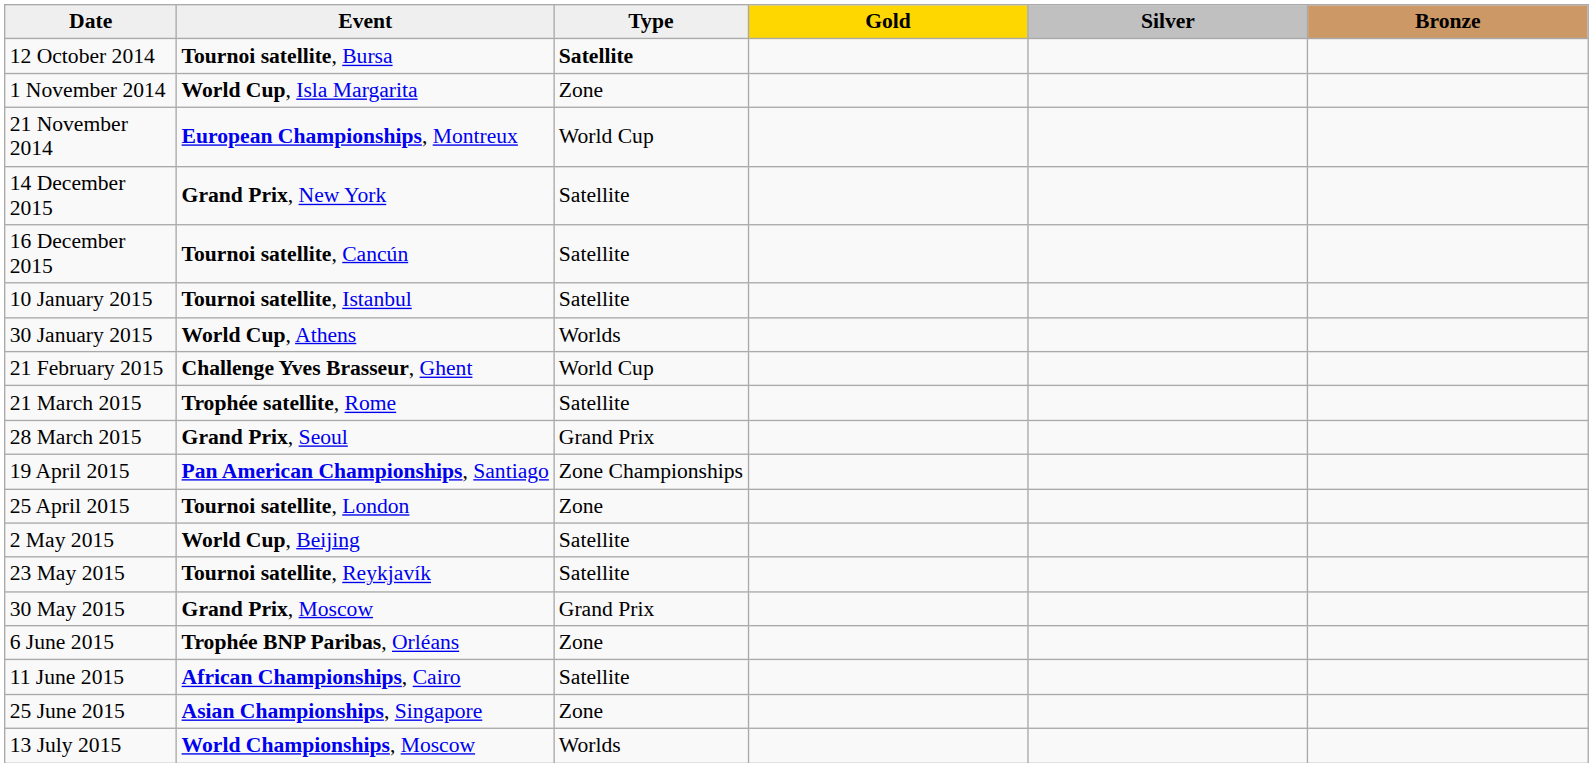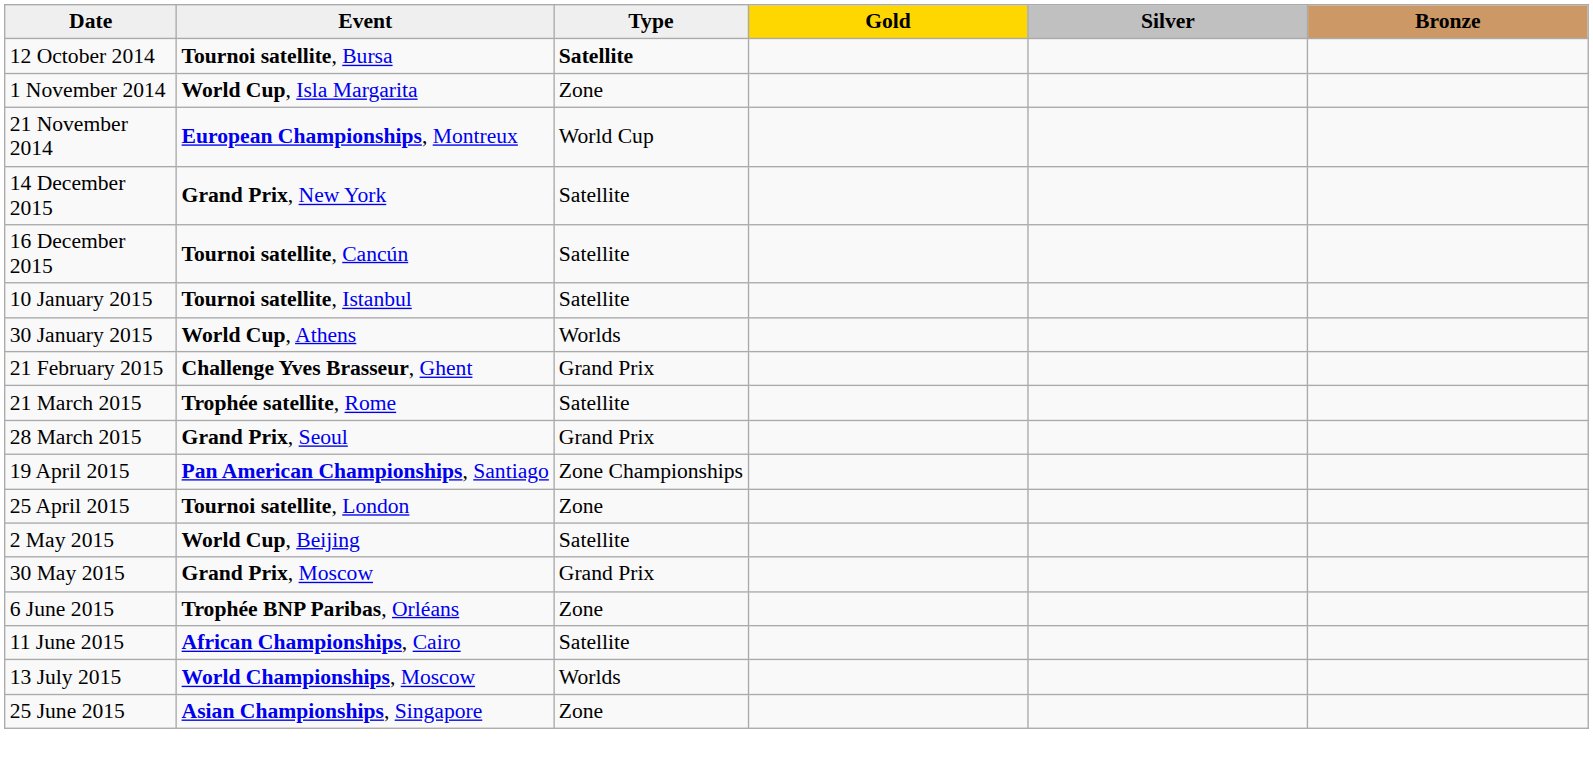(606, 368) World Cup -> (607, 368) Grand Prix
- row: (67, 574)
rows swapped: (67, 711) <-> (65, 745)
